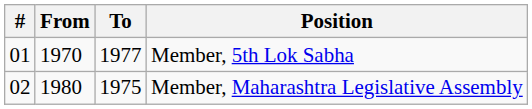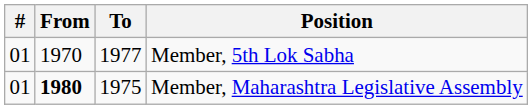(20, 87) 02 -> (20, 87) 01
(61, 87) normal -> (61, 87) bold
